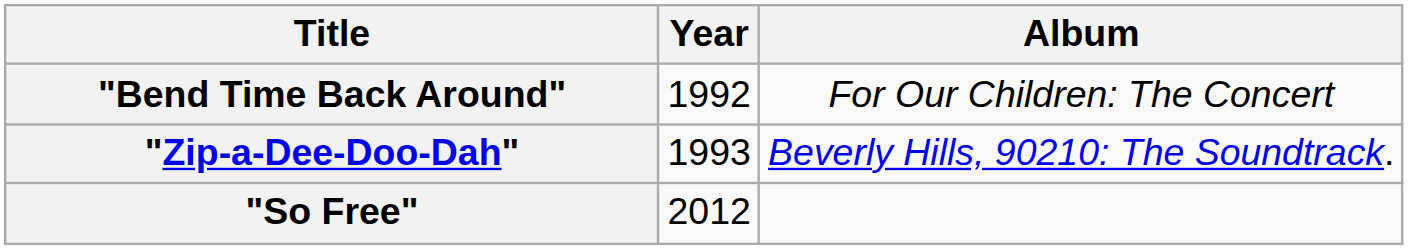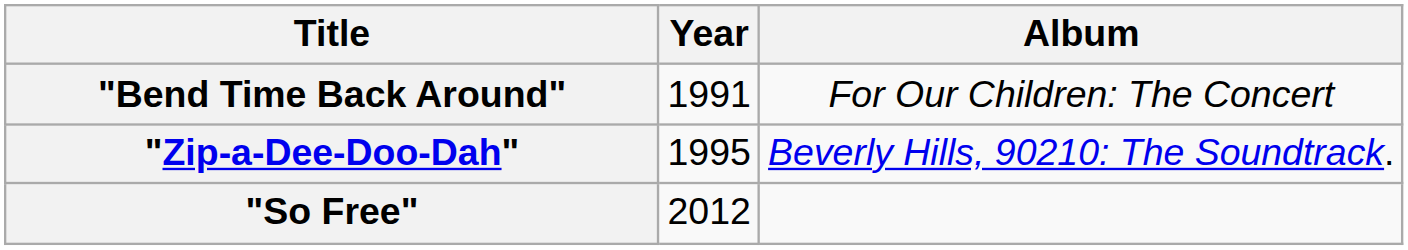(709, 93) 1992 -> (709, 93) 1991
(709, 152) 1993 -> (709, 152) 1995
